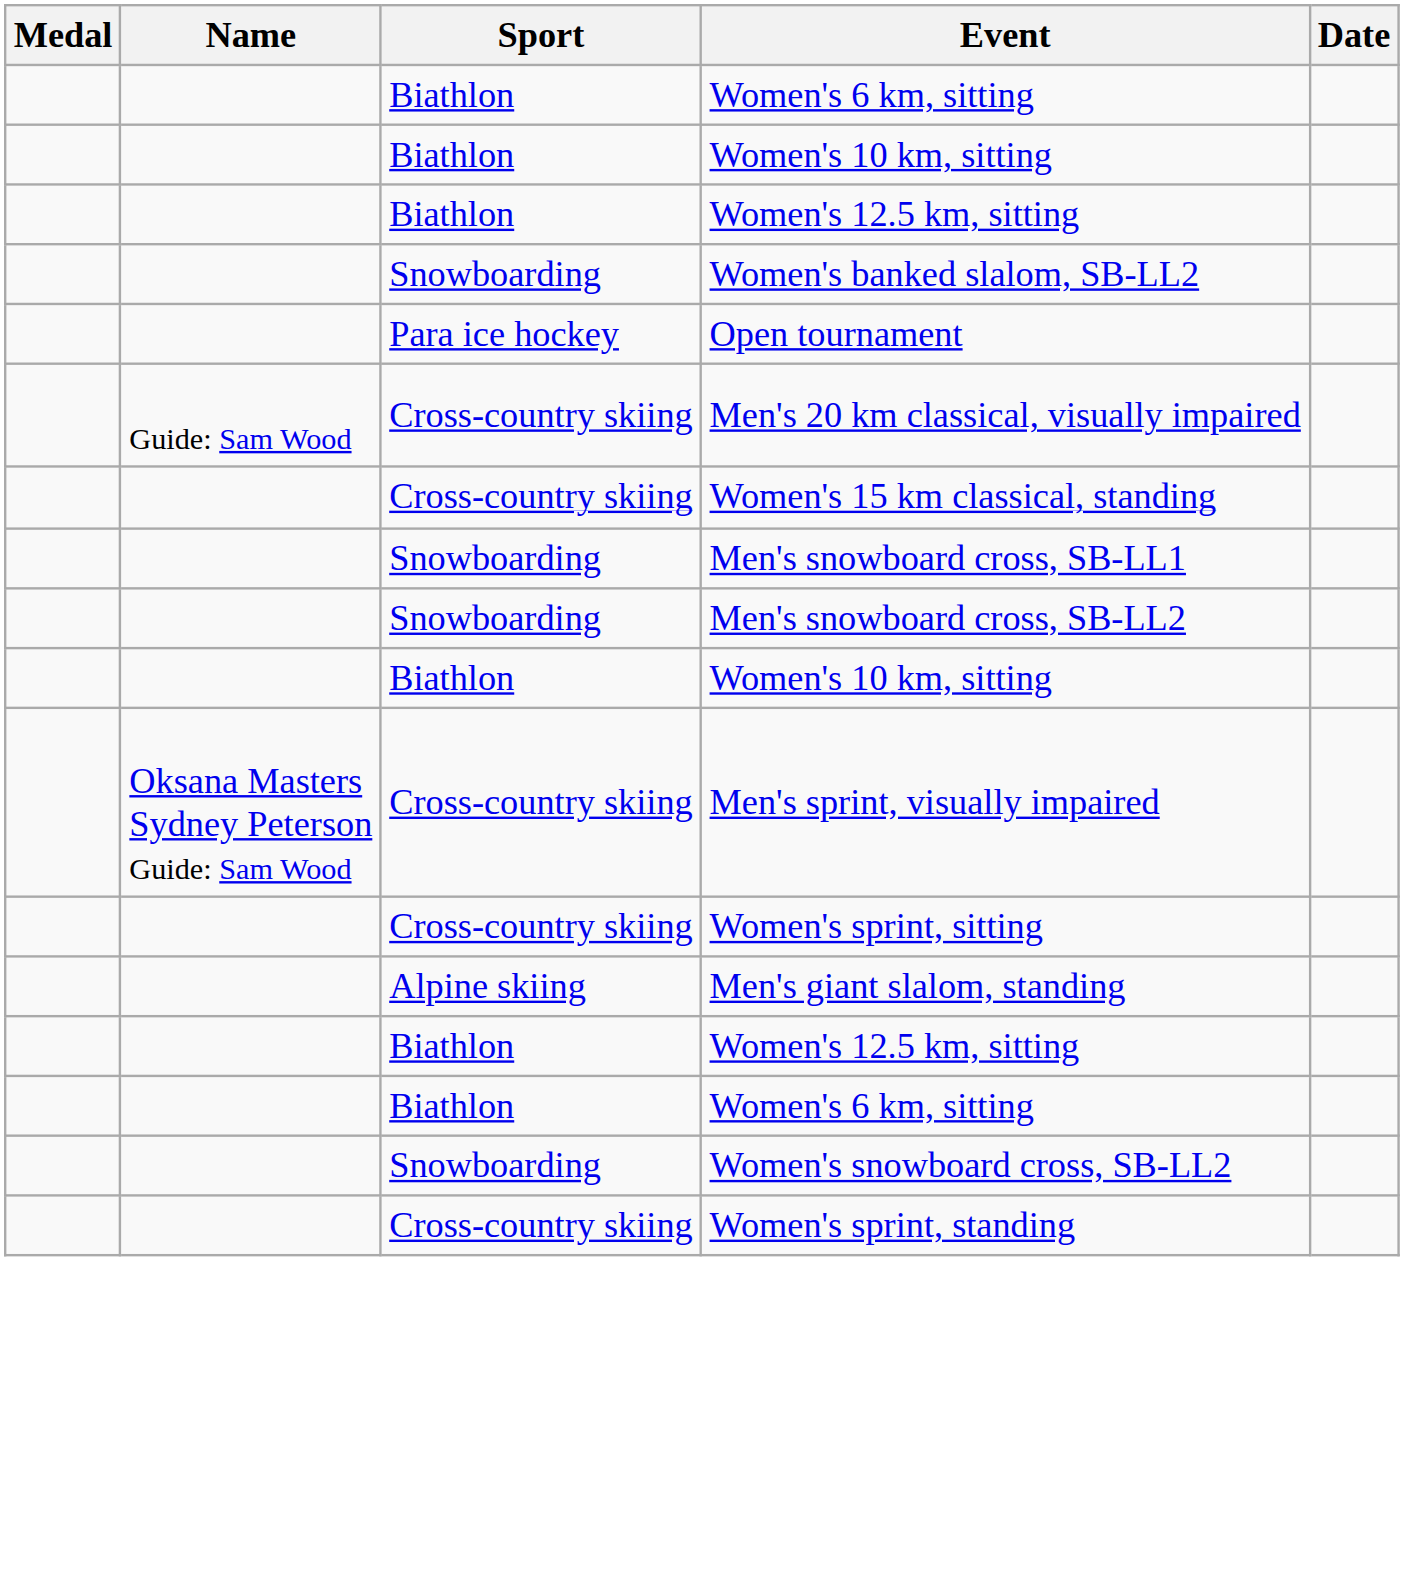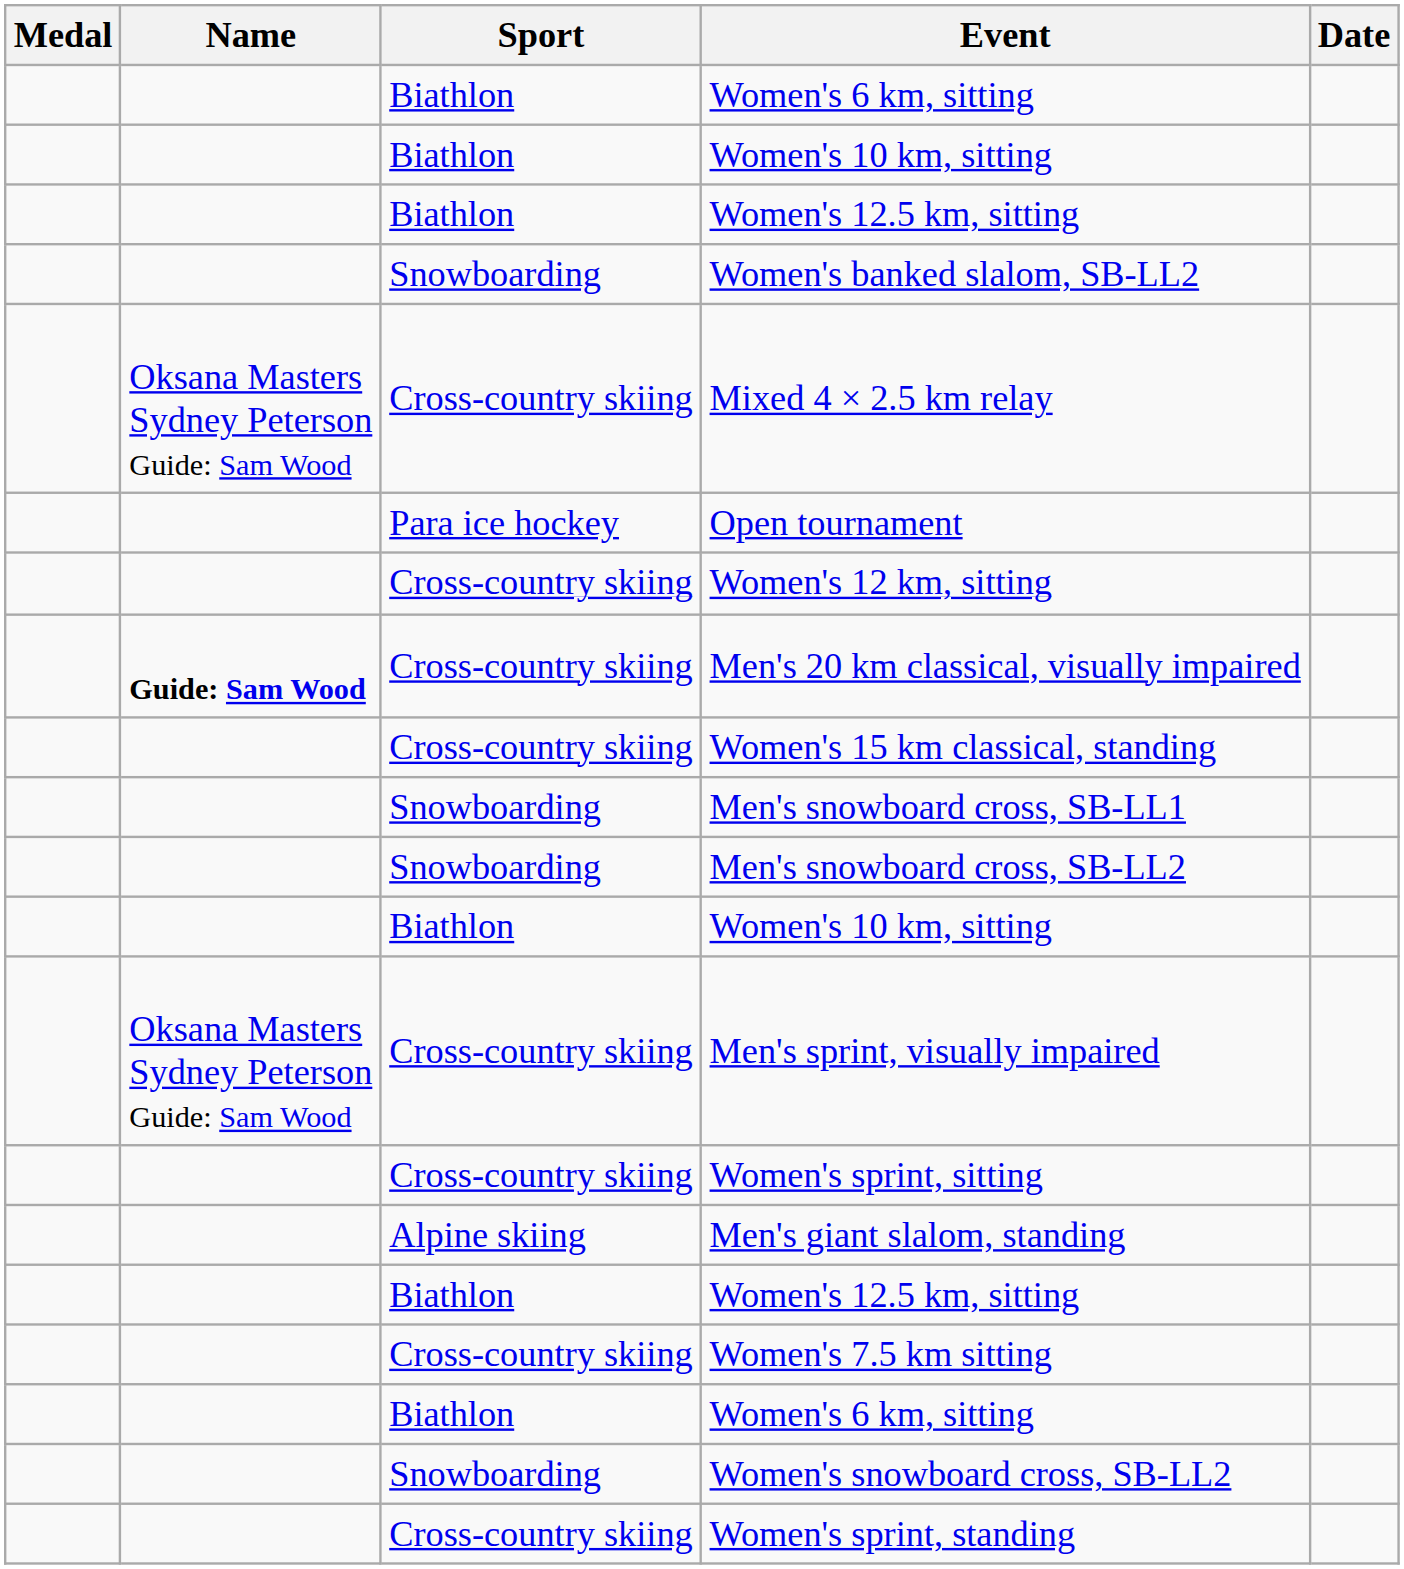+ row: (541, 398)
+ row: (541, 582)
(240, 440) normal -> (248, 685) bold
+ row: (541, 1354)
